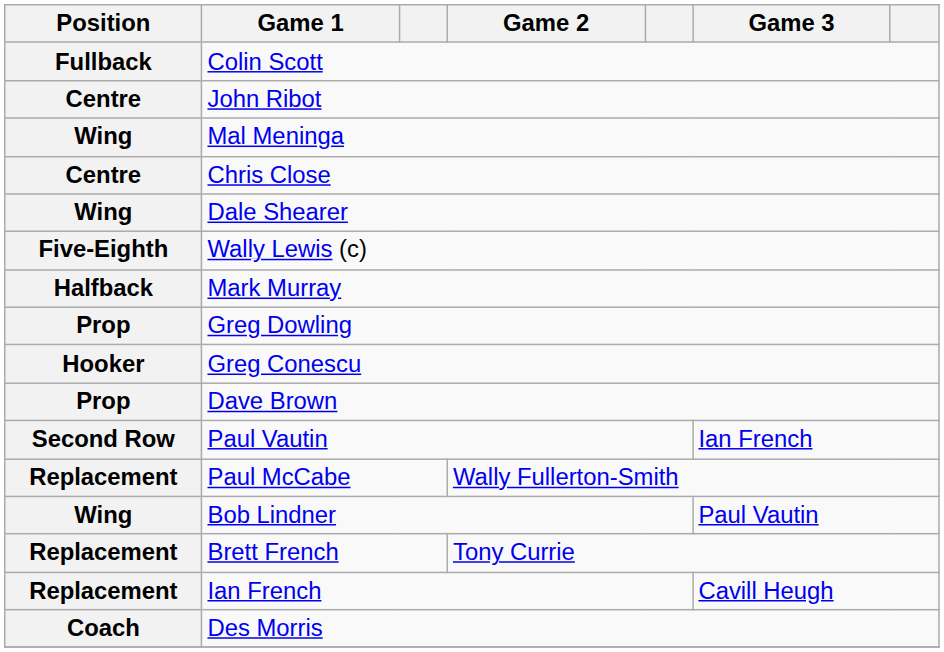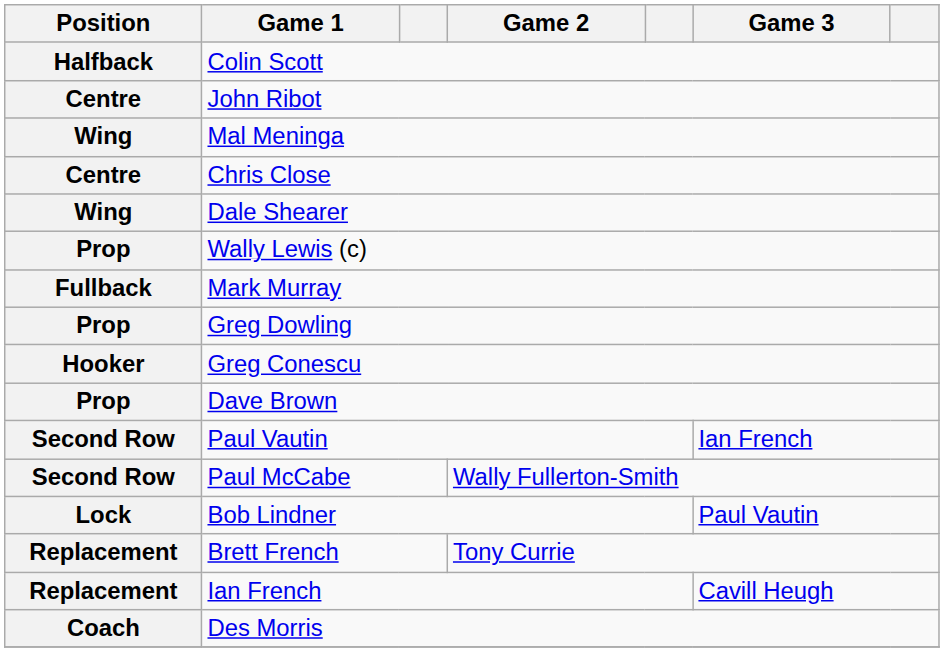(103, 61) Fullback -> (103, 61) Halfback
(103, 250) Five-Eighth -> (103, 250) Prop
(103, 288) Halfback -> (103, 288) Fullback
(103, 477) Replacement -> (103, 477) Second Row
(103, 514) Wing -> (103, 514) Lock
